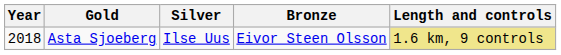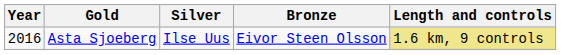(25, 39) 2018 -> (25, 39) 2016
